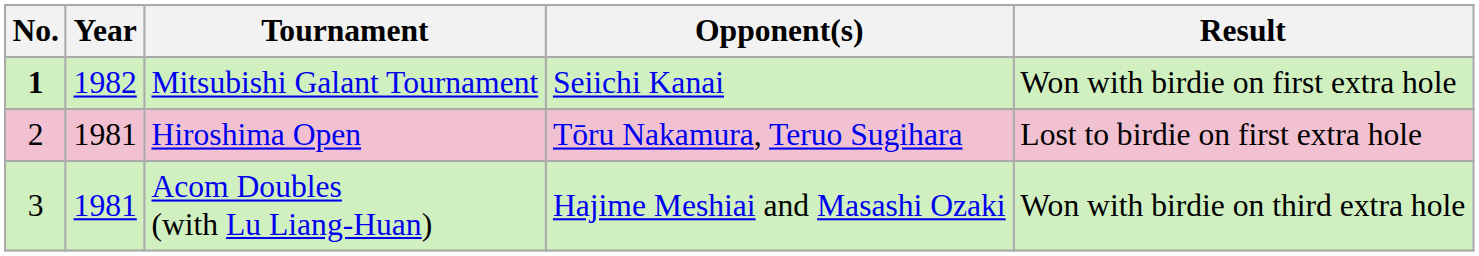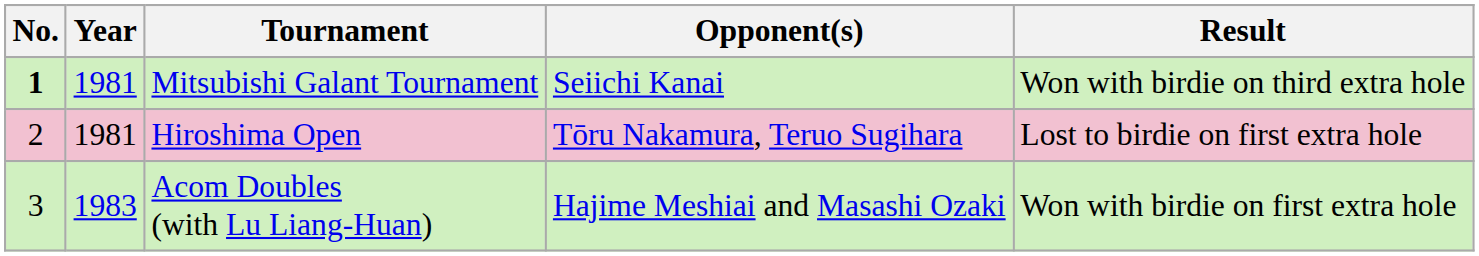(105, 82) 1982 -> (105, 82) 1981
(1238, 82) Won with birdie on first extra hole -> (1243, 82) Won with birdie on third extra hole
(105, 205) 1981 -> (105, 205) 1983
(1243, 205) Won with birdie on third extra hole -> (1238, 205) Won with birdie on first extra hole
